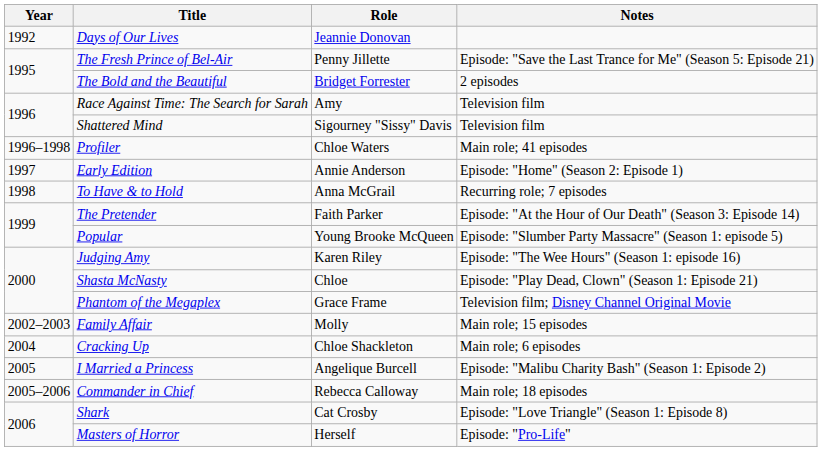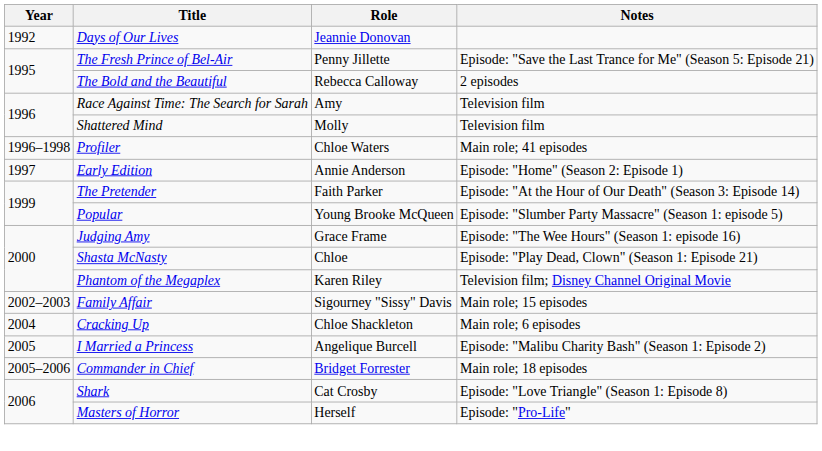(362, 81) Bridget Forrester -> (366, 81) Rebecca Calloway
(383, 125) Sigourney "Sissy" Davis -> (331, 125) Molly
- row: (130, 192)
(348, 258) Karen Riley -> (350, 236) Grace Frame
(350, 302) Grace Frame -> (348, 280) Karen Riley
(331, 324) Molly -> (383, 302) Sigourney "Sissy" Davis
(366, 390) Rebecca Calloway -> (362, 368) Bridget Forrester
